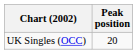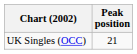(112, 40) 20 -> (112, 40) 21
